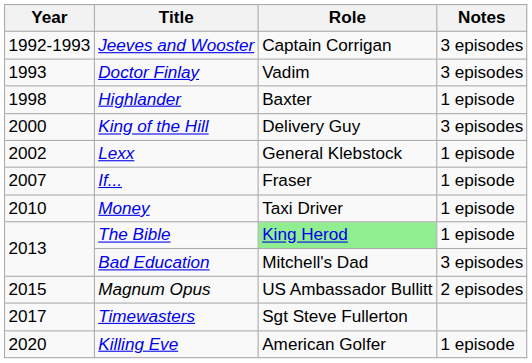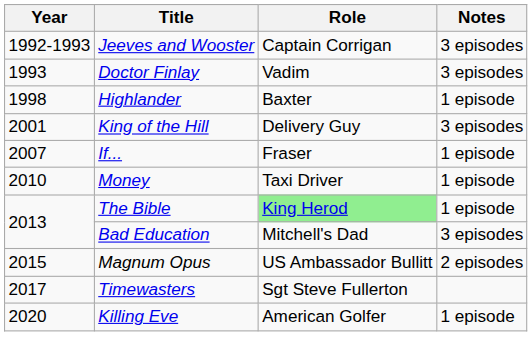(28, 126) 2000 -> (28, 126) 2001
- row: (116, 153)
